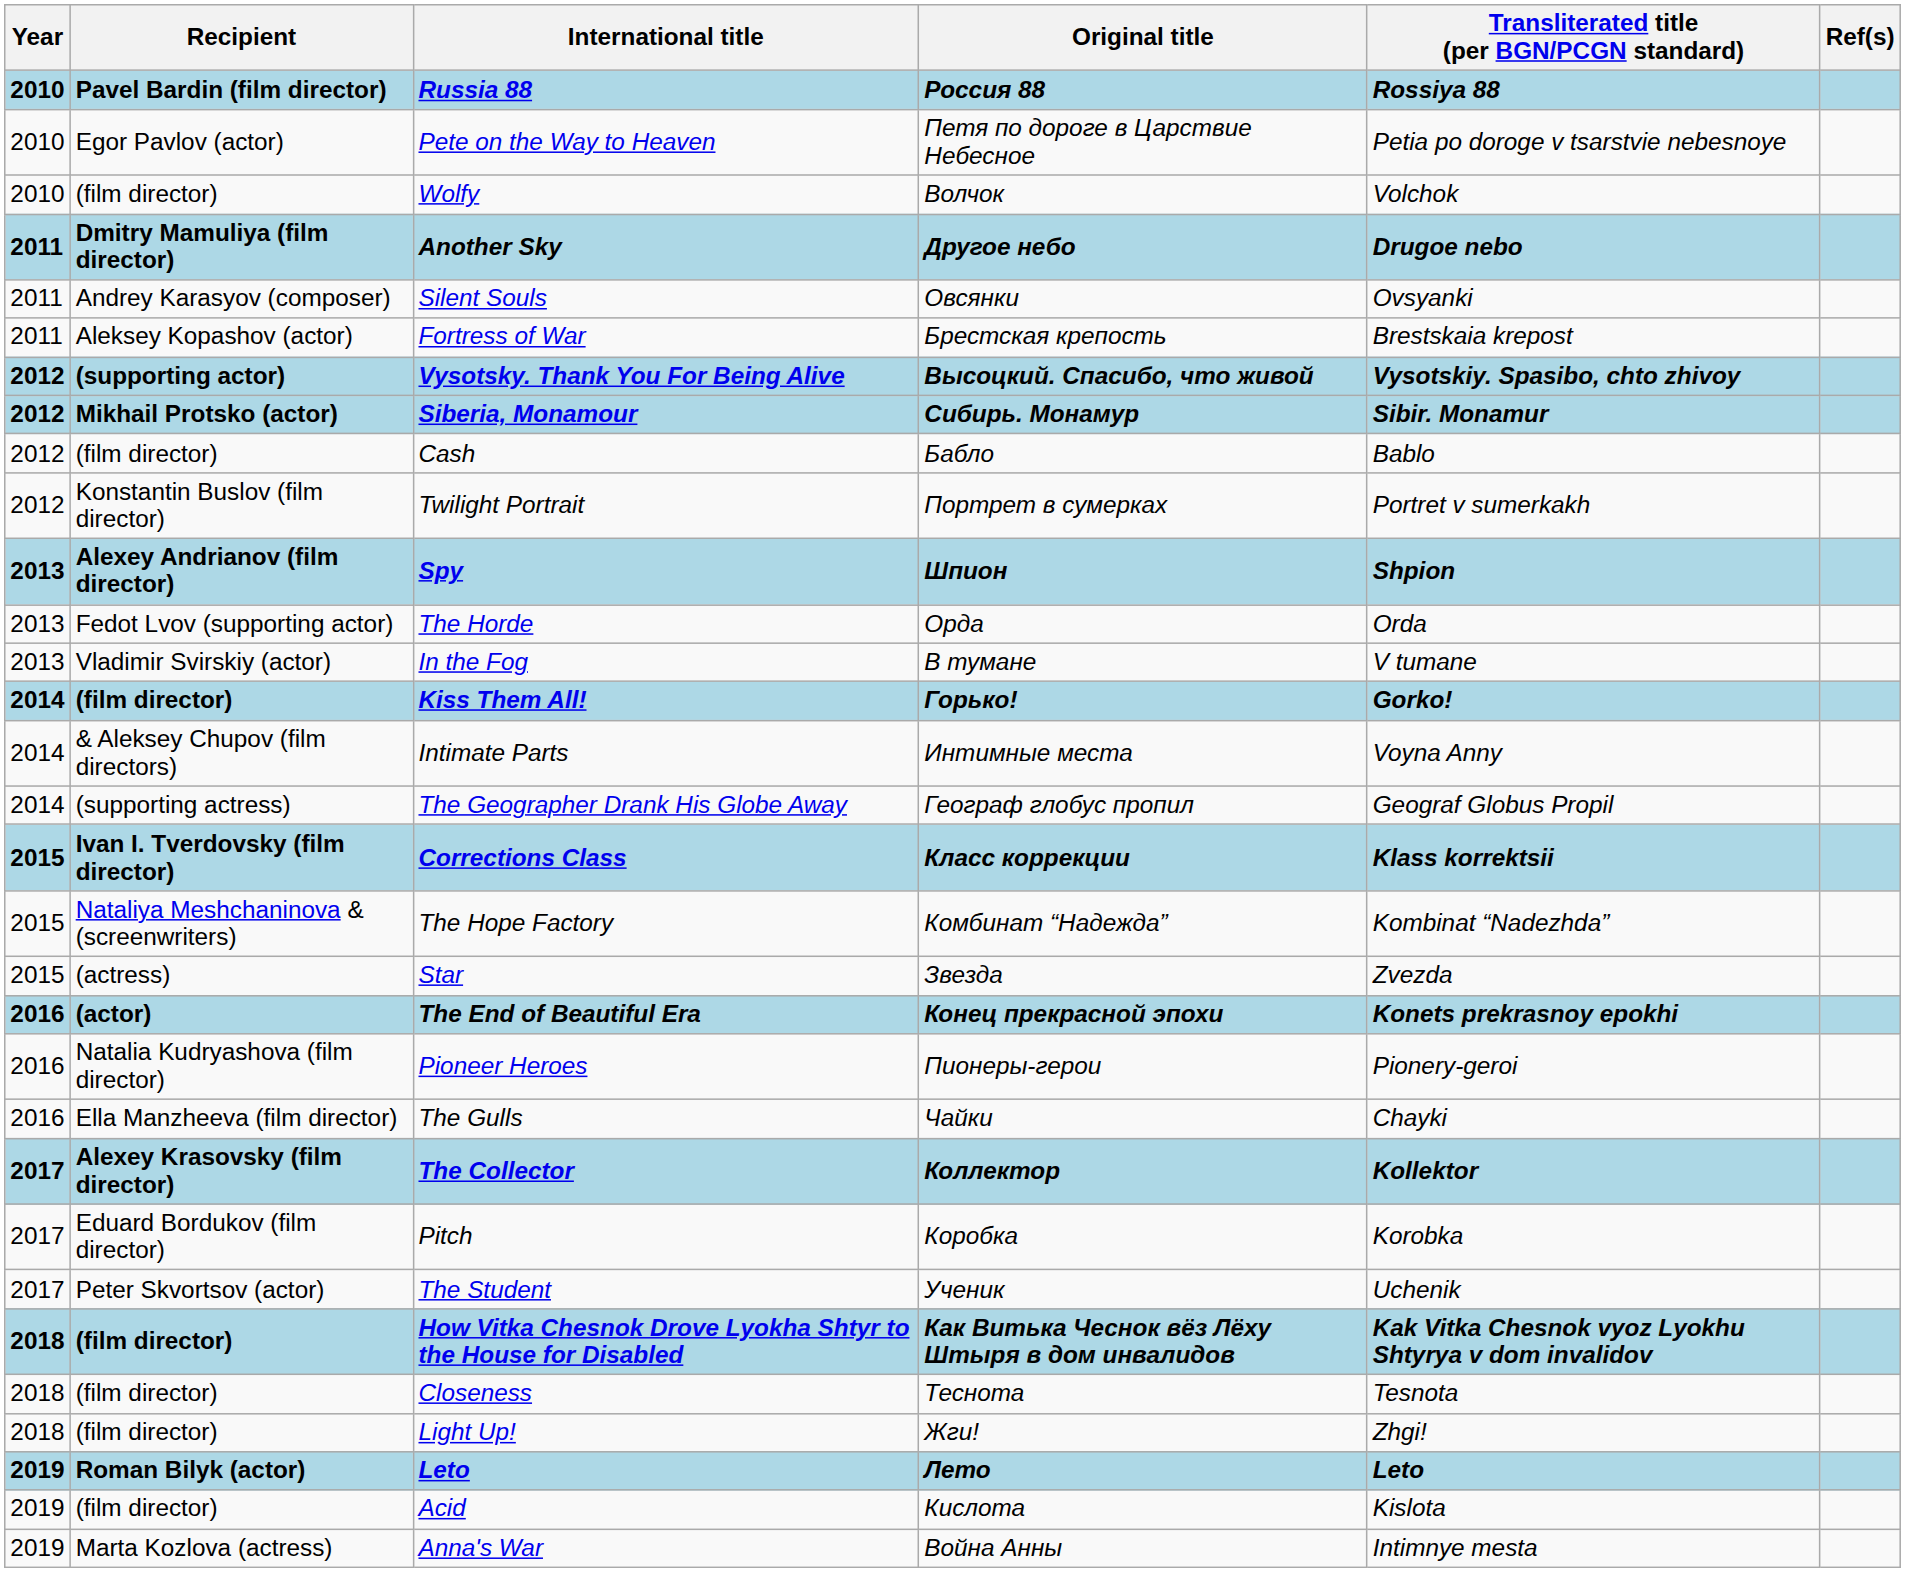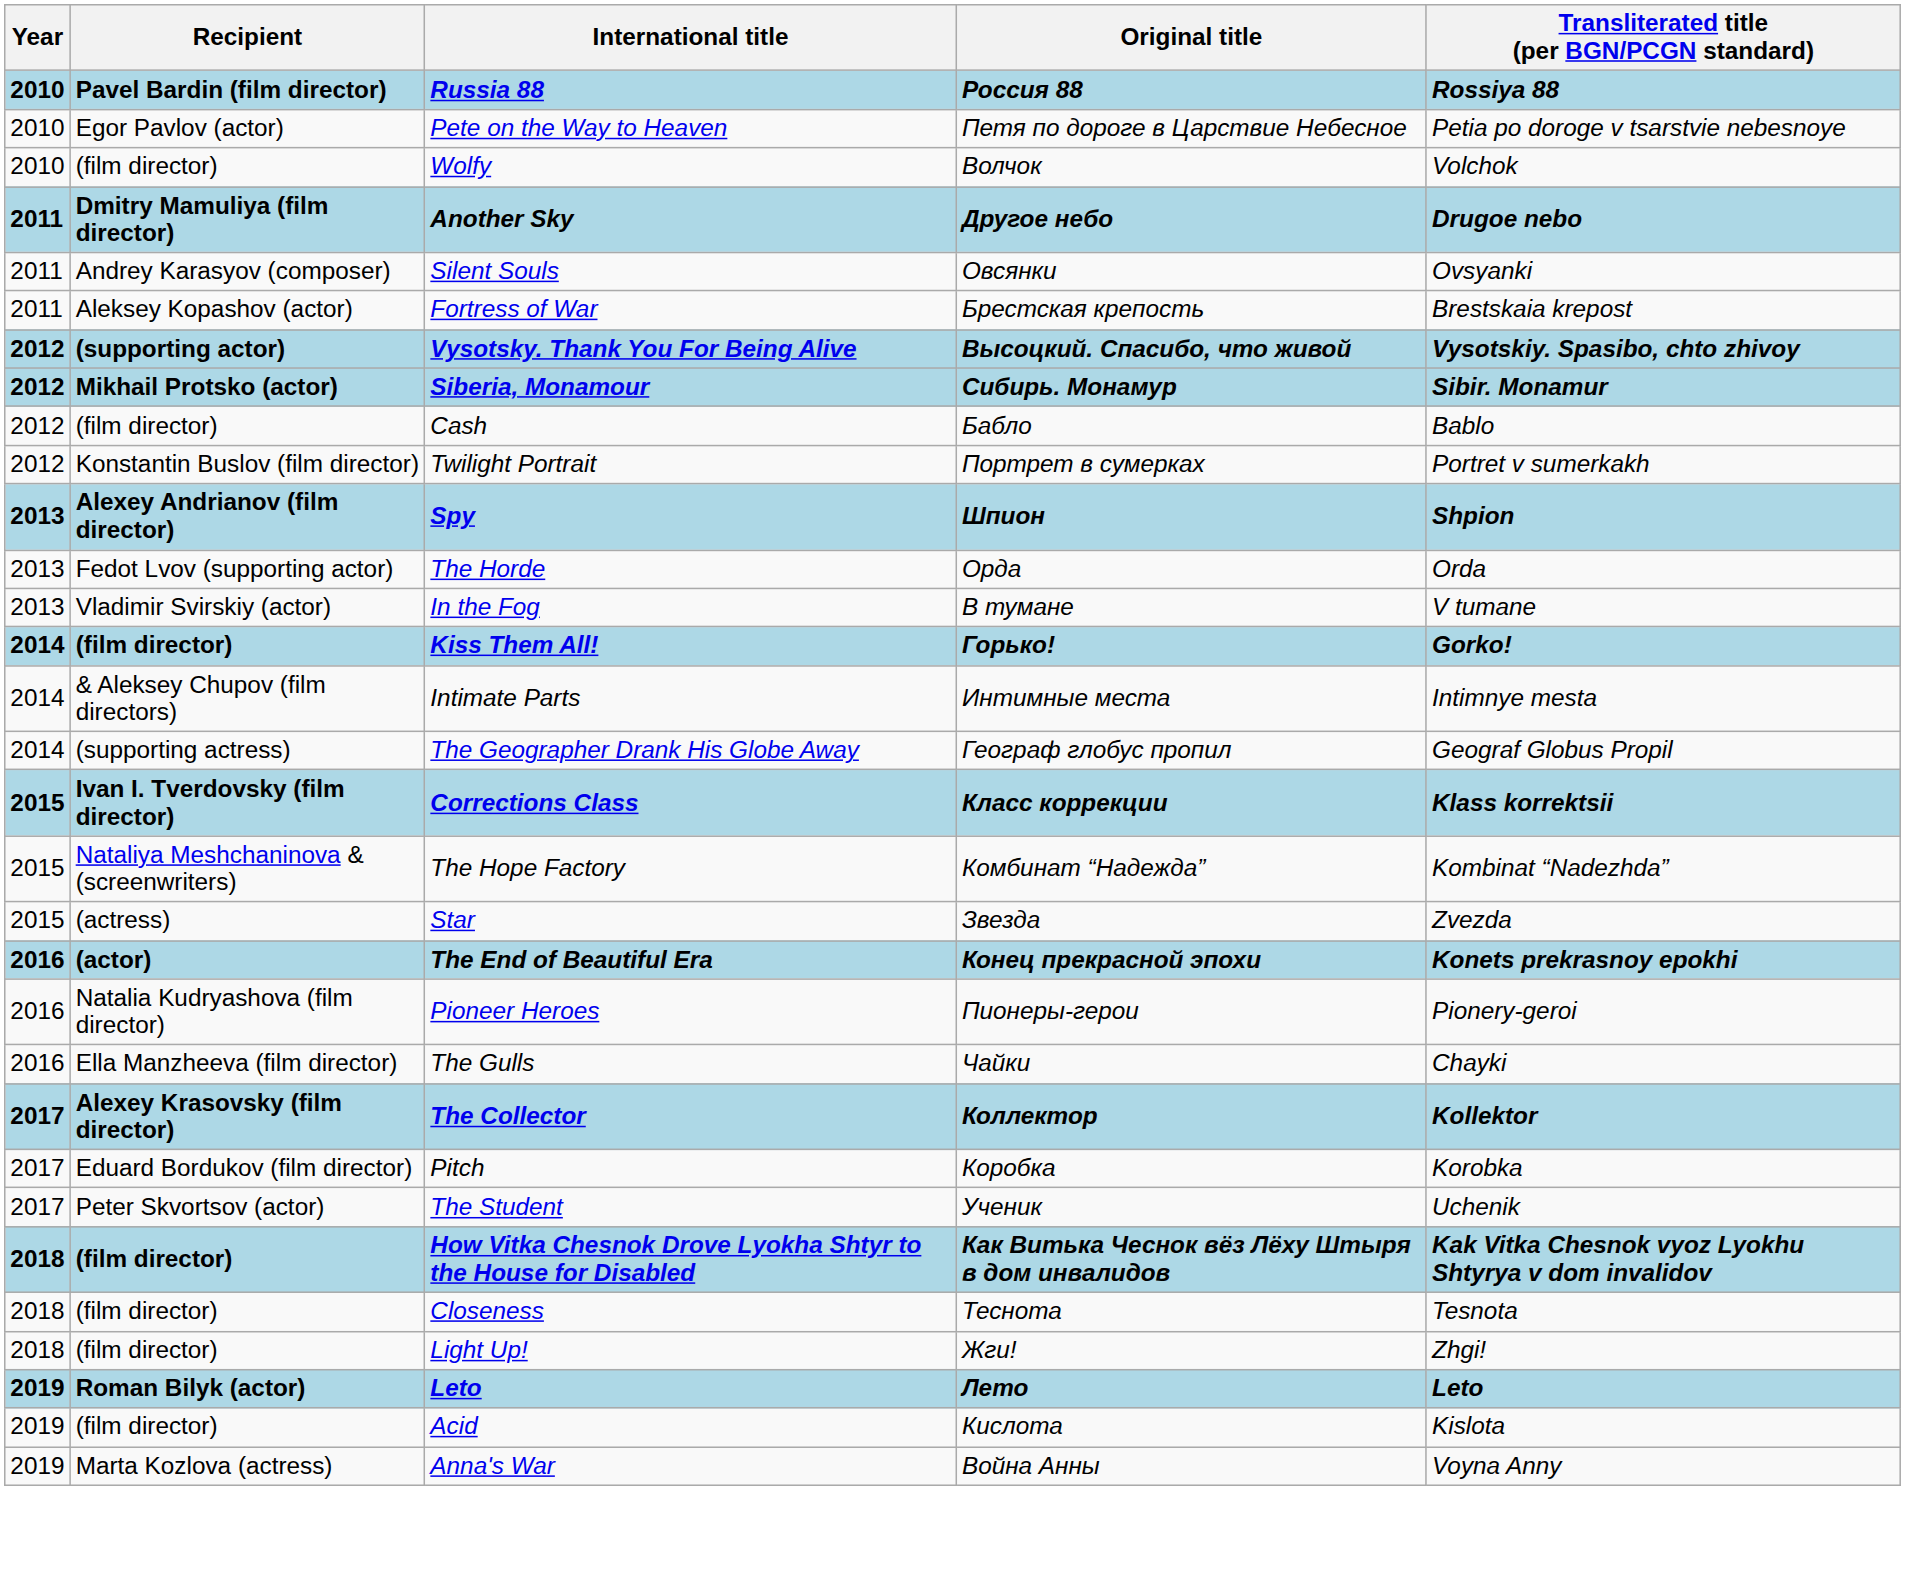- column: (1860, 37)
(1437, 752) Voyna Anny -> (1514, 698) Intimnye mesta
(1455, 1547) Intimnye mesta -> (1497, 1465) Voyna Anny
